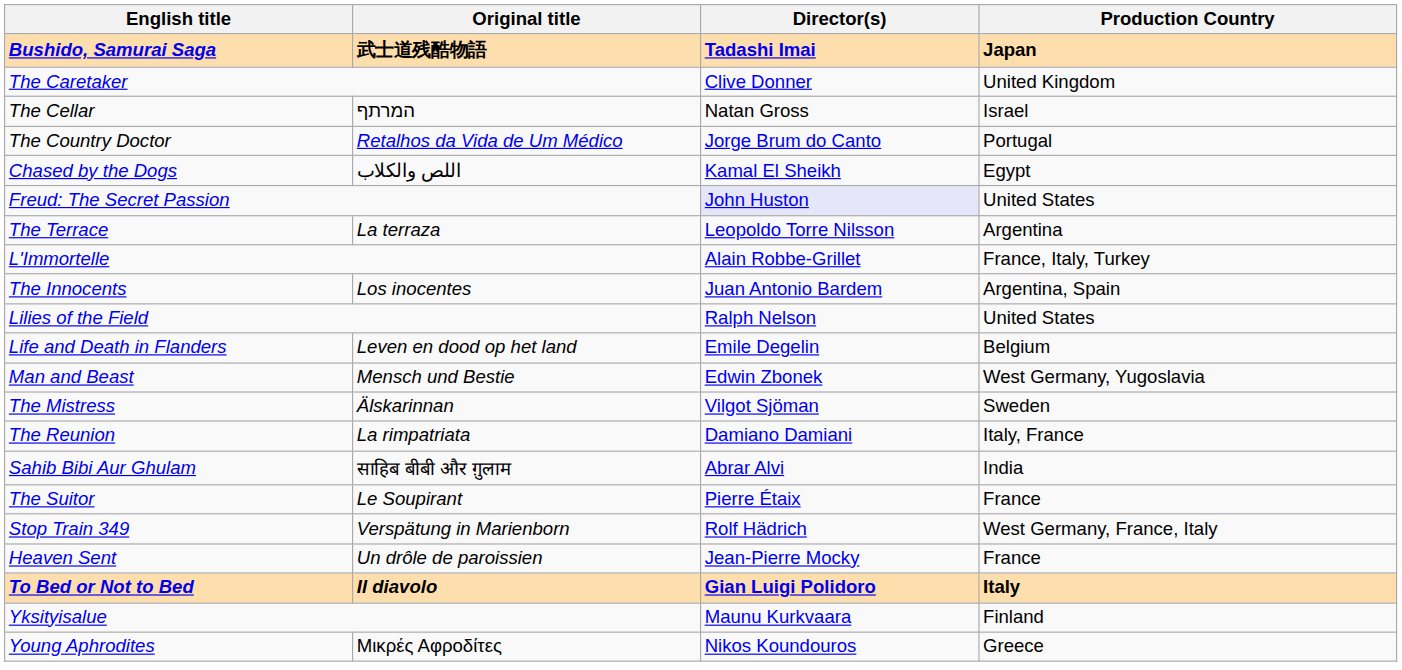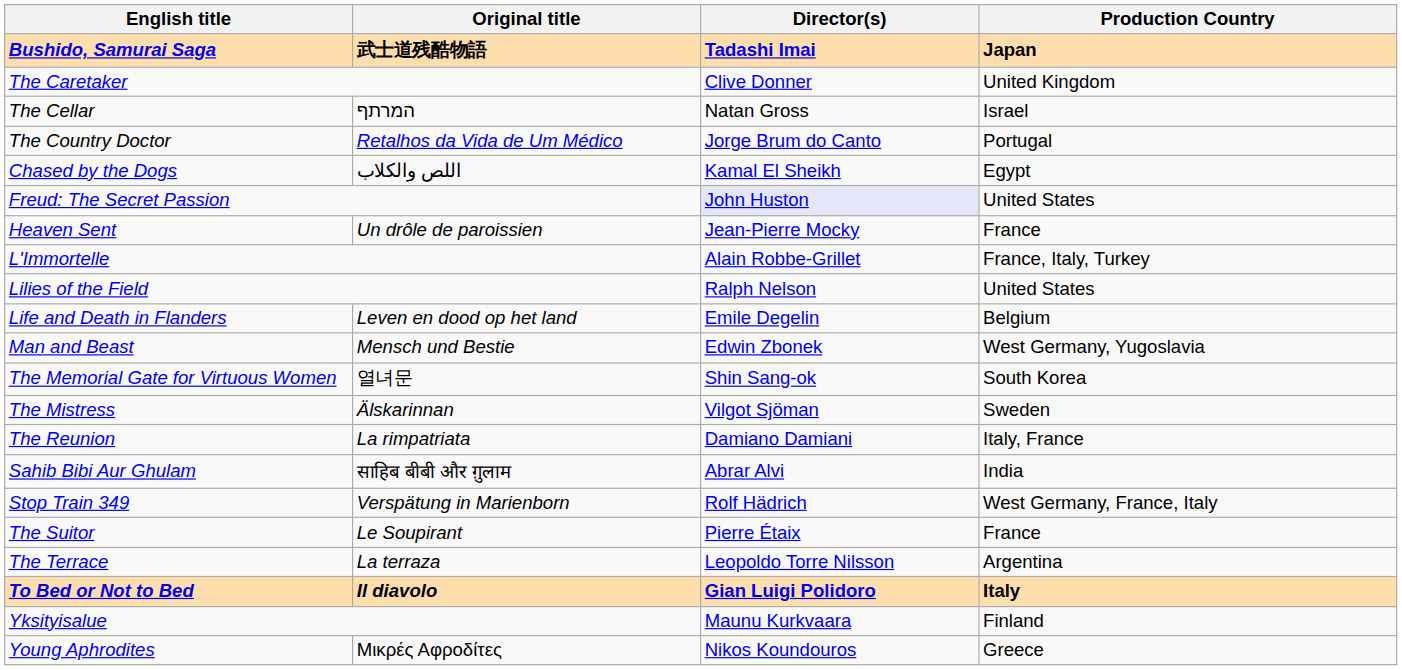rows swapped: (63, 558) <-> (59, 229)
- row: (68, 288)
+ row: (173, 378)
rows swapped: (69, 528) <-> (52, 499)
